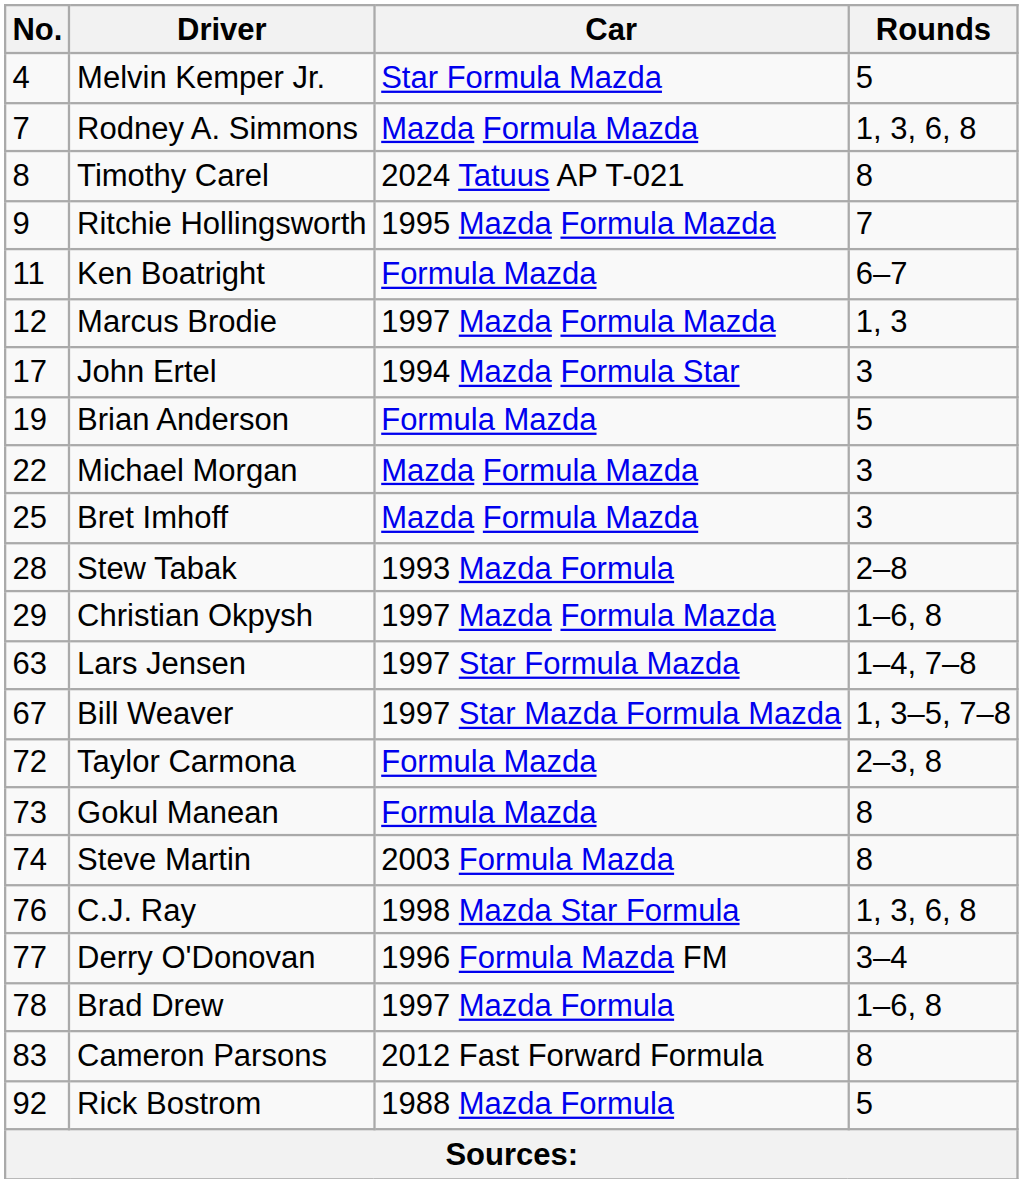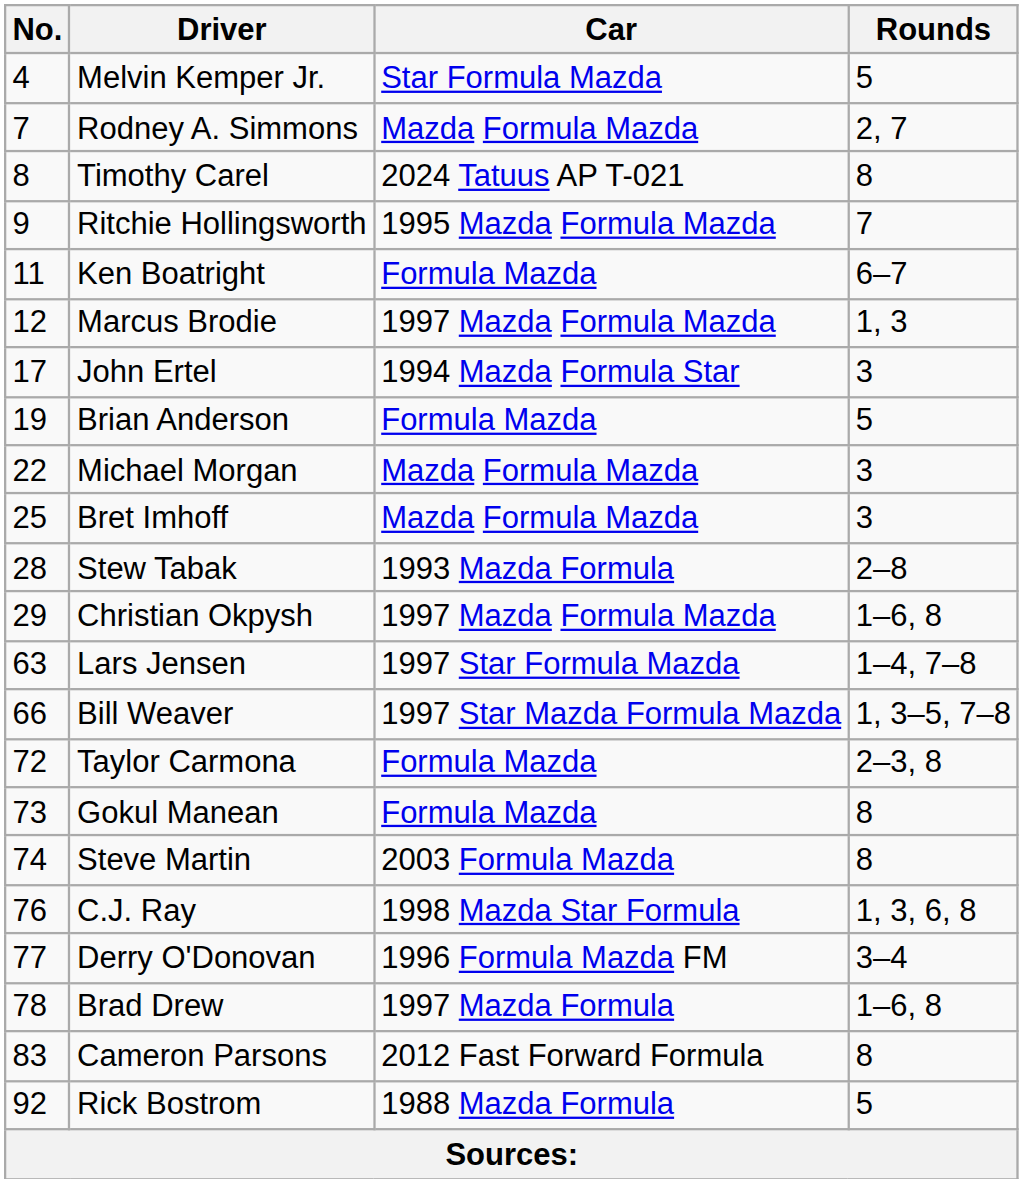(916, 127) 1, 3, 6, 8 -> (882, 127) 2, 7
(30, 713) 67 -> (30, 713) 66
